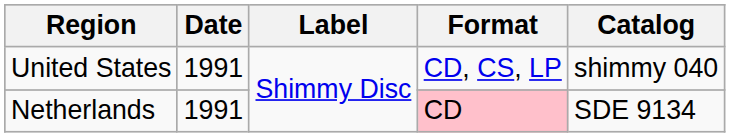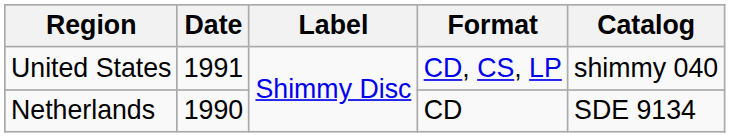(213, 110) 1991 -> (213, 110) 1990
(443, 110) pink background -> (443, 110) no background
